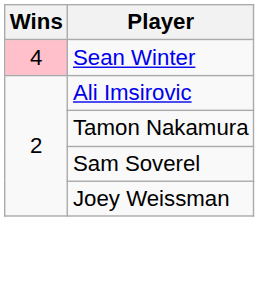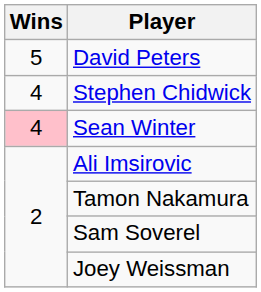+ row: (137, 57)
+ row: (162, 92)
